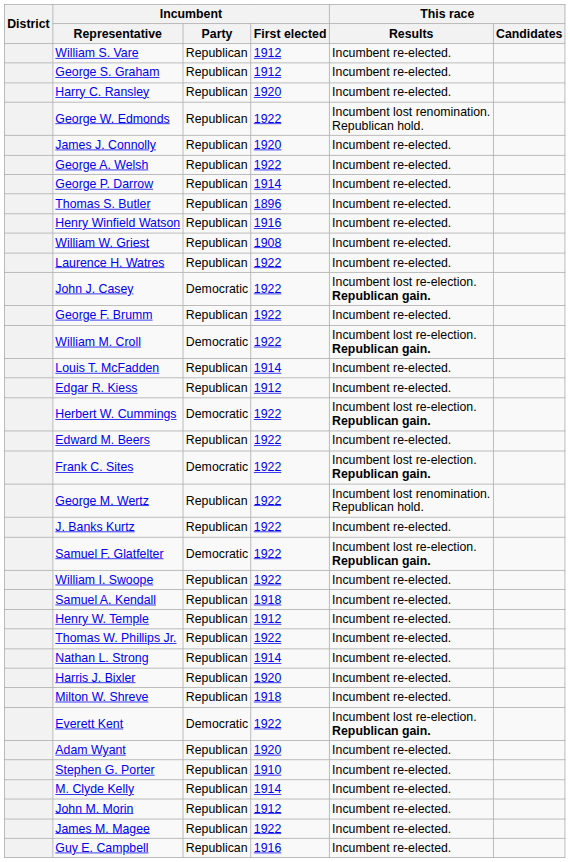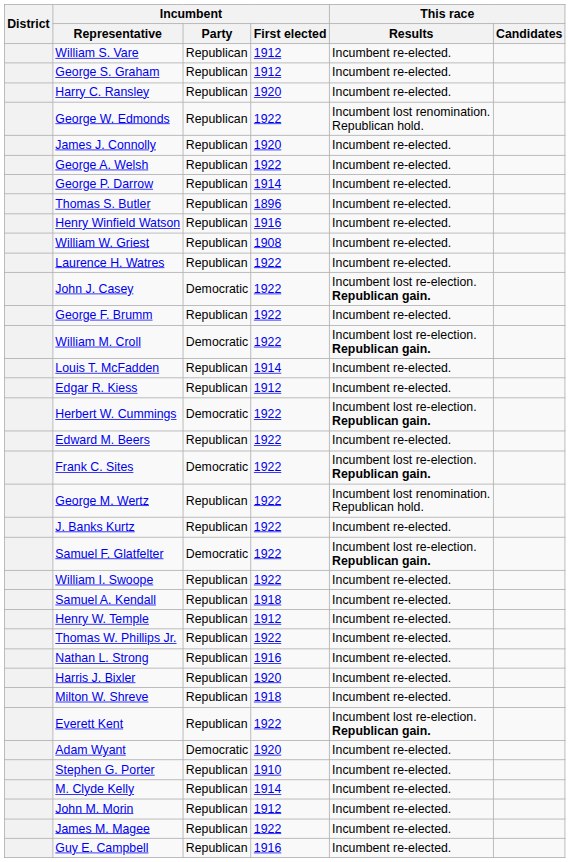(268, 658) 1914 -> (268, 658) 1916
(217, 723) Democratic -> (217, 723) Republican
(217, 750) Republican -> (217, 750) Democratic
